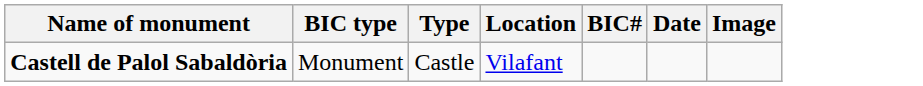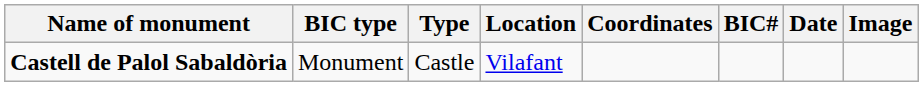+ column: (650, 23)
